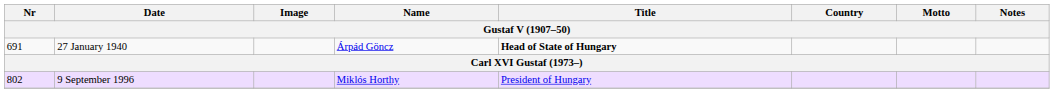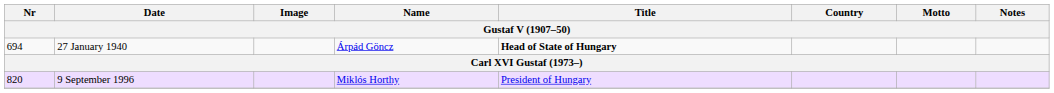(15, 46) 691 -> (15, 46) 694
(15, 79) 802 -> (15, 79) 820
